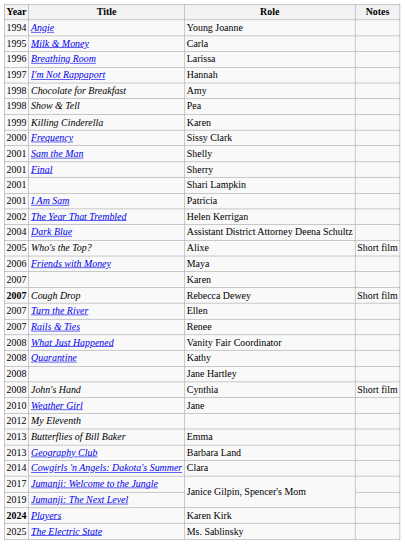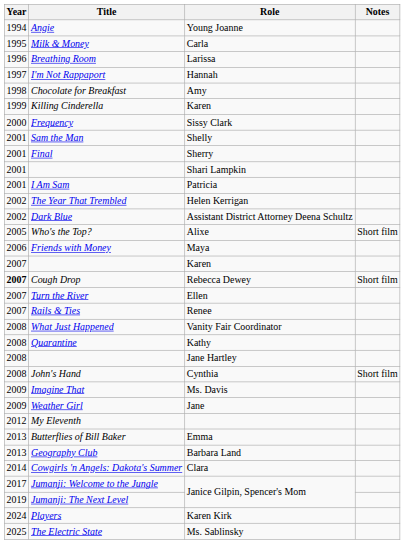- row: (55, 106)
(17, 232) 2004 -> (17, 216) 2002
+ row: (58, 389)
(17, 405) 2010 -> (17, 405) 2009
(17, 515) bold -> (17, 515) normal
